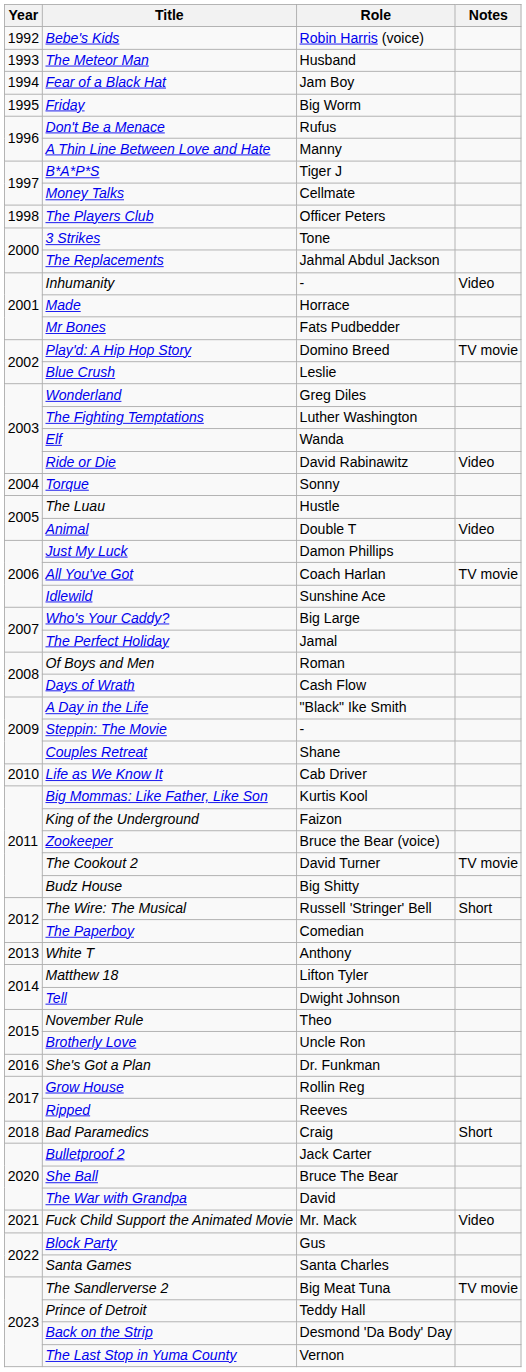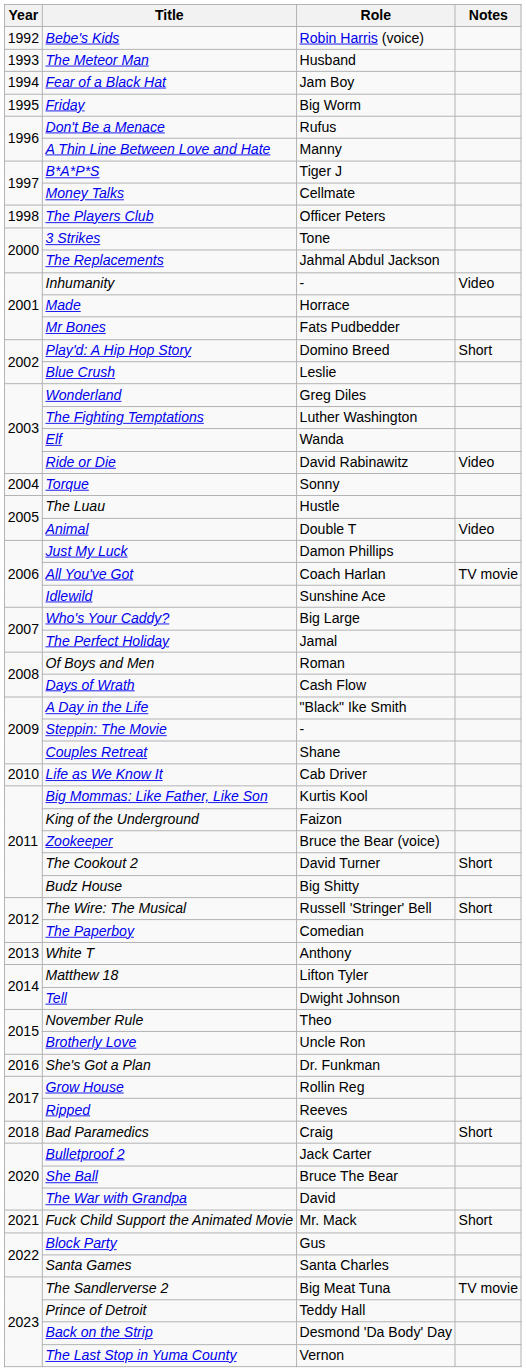(488, 350) TV movie -> (475, 350) Short
(488, 864) TV movie -> (475, 864) Short
(476, 1221) Video -> (475, 1221) Short
